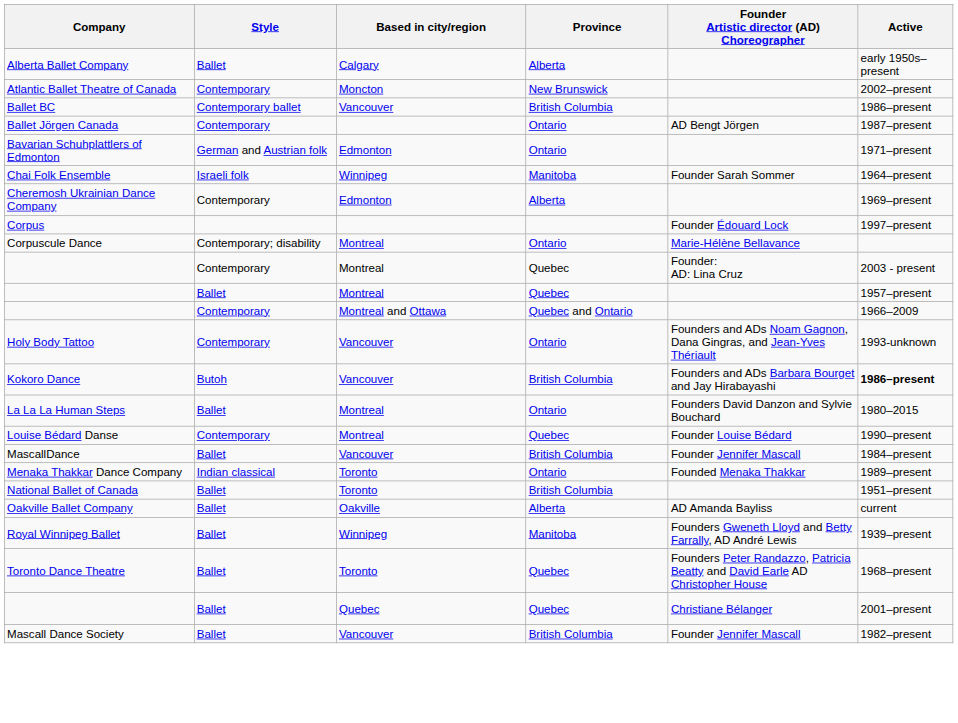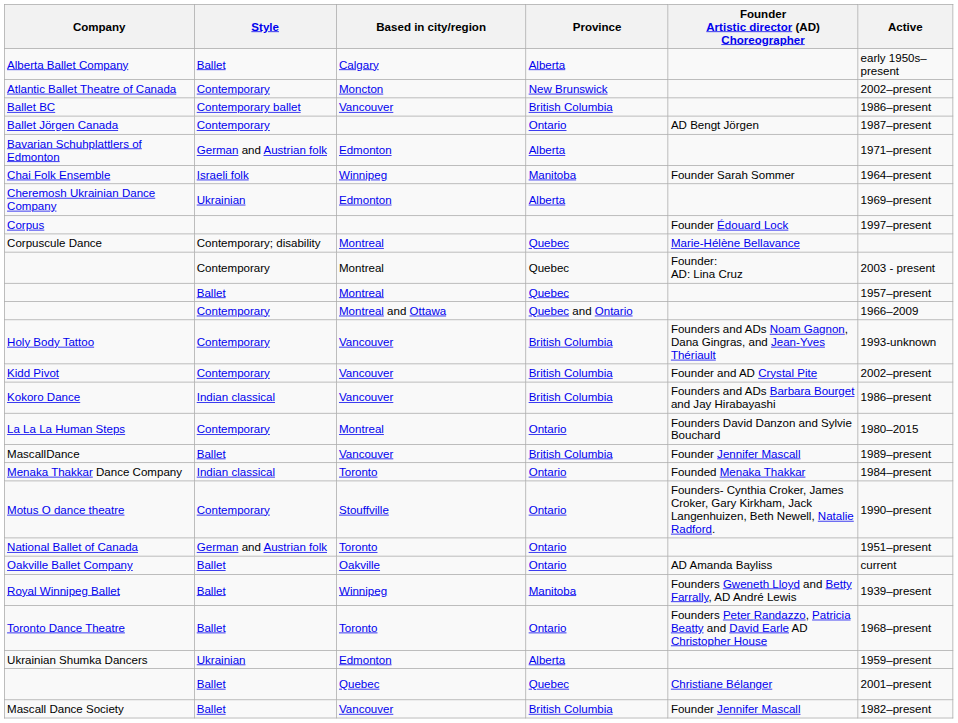(548, 150) Ontario -> (547, 150) Alberta
(233, 200) Contemporary -> (221, 200) Ukrainian
(548, 243) Ontario -> (549, 243) Quebec
(548, 342) Ontario -> (571, 342) British Columbia
+ row: (33, 373)
(212, 380) Butoh -> (236, 398) Indian classical
(897, 380) bold -> (896, 398) normal
(211, 411) Ballet -> (233, 429) Contemporary
- row: (63, 436)
(896, 454) 1984–present -> (896, 454) 1989–present
(896, 472) 1989–present -> (896, 472) 1984–present
+ row: (66, 510)
(211, 490) Ballet -> (262, 547) German and Austrian folk
(571, 490) British Columbia -> (548, 547) Ontario
(547, 509) Alberta -> (548, 566) Ontario
(549, 571) Quebec -> (548, 628) Ontario
+ row: (77, 659)
